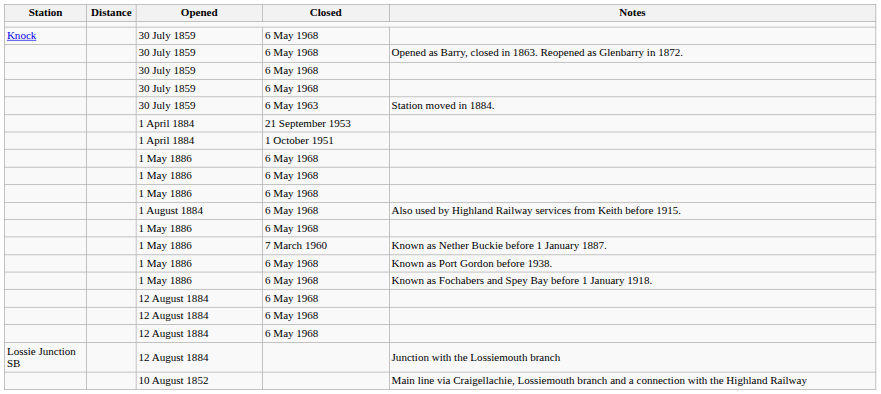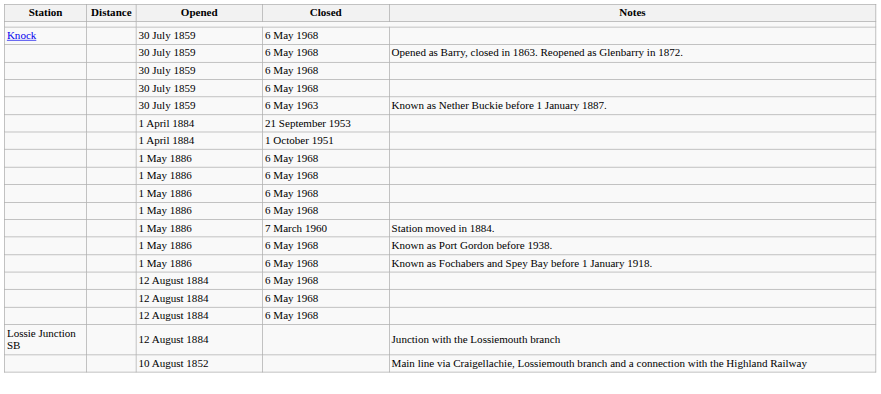(443, 105) Station moved in 1884. -> (499, 105) Known as Nether Buckie before 1 January 1887.
- row: (171, 210)
(499, 245) Known as Nether Buckie before 1 January 1887. -> (443, 228) Station moved in 1884.
